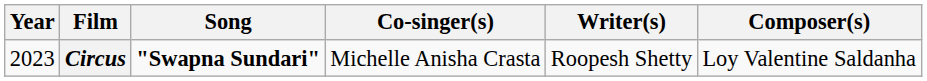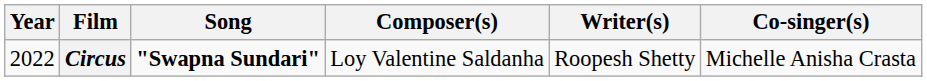columns swapped: (809, 22) <-> (435, 22)
(32, 57) 2023 -> (32, 57) 2022
